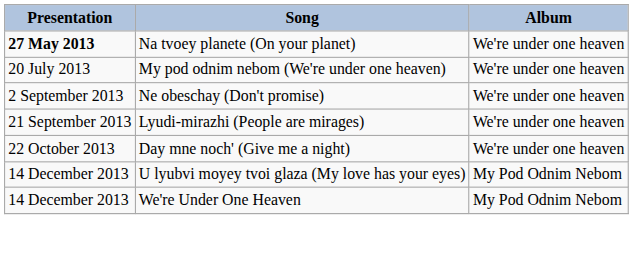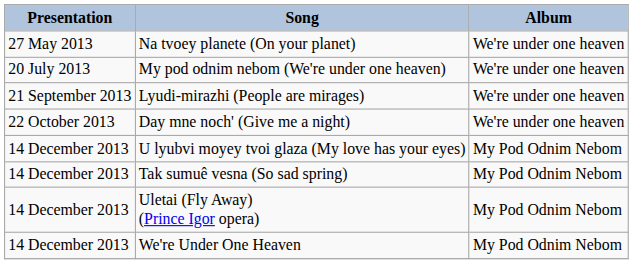(51, 44) bold -> (50, 44) normal
- row: (231, 96)
+ row: (243, 174)
+ row: (199, 210)
